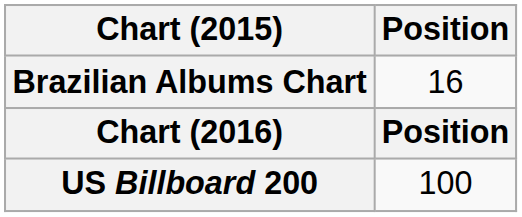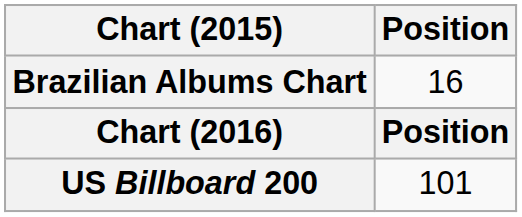(445, 183) 100 -> (445, 183) 101
